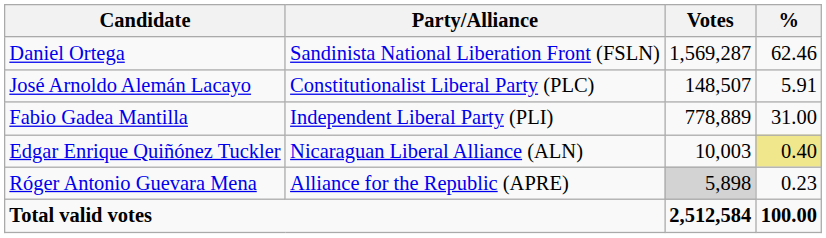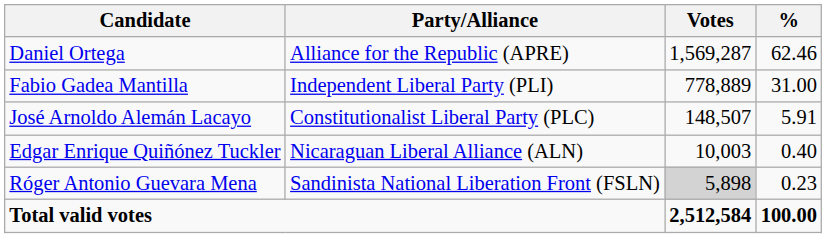(475, 53) Sandinista National Liberation Front (FSLN) -> (429, 53) Alliance for the Republic (APRE)
rows swapped: (99, 118) <-> (130, 85)
(799, 150) khaki background -> (799, 150) no background
(429, 183) Alliance for the Republic (APRE) -> (475, 183) Sandinista National Liberation Front (FSLN)
